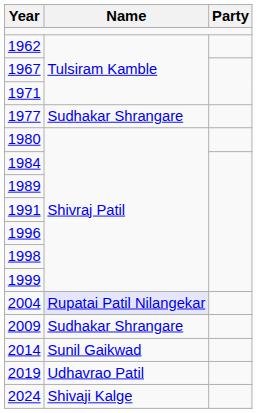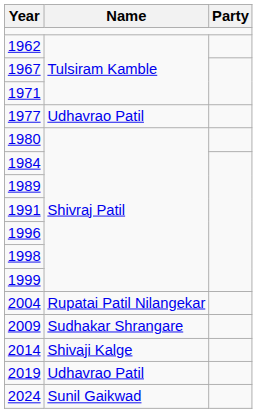(115, 116) Sudhakar Shrangare -> (96, 116) Udhavrao Patil
(126, 303) lavender background -> (126, 303) no background
(94, 349) Sunil Gaikwad -> (90, 349) Shivaji Kalge
(90, 396) Shivaji Kalge -> (94, 396) Sunil Gaikwad
